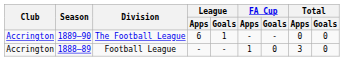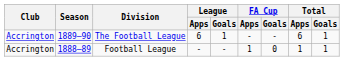(300, 37) 0 -> (300, 37) 6
(325, 37) 0 -> (325, 37) 1
(300, 50) 3 -> (300, 50) 1
(325, 50) 0 -> (325, 50) 1
